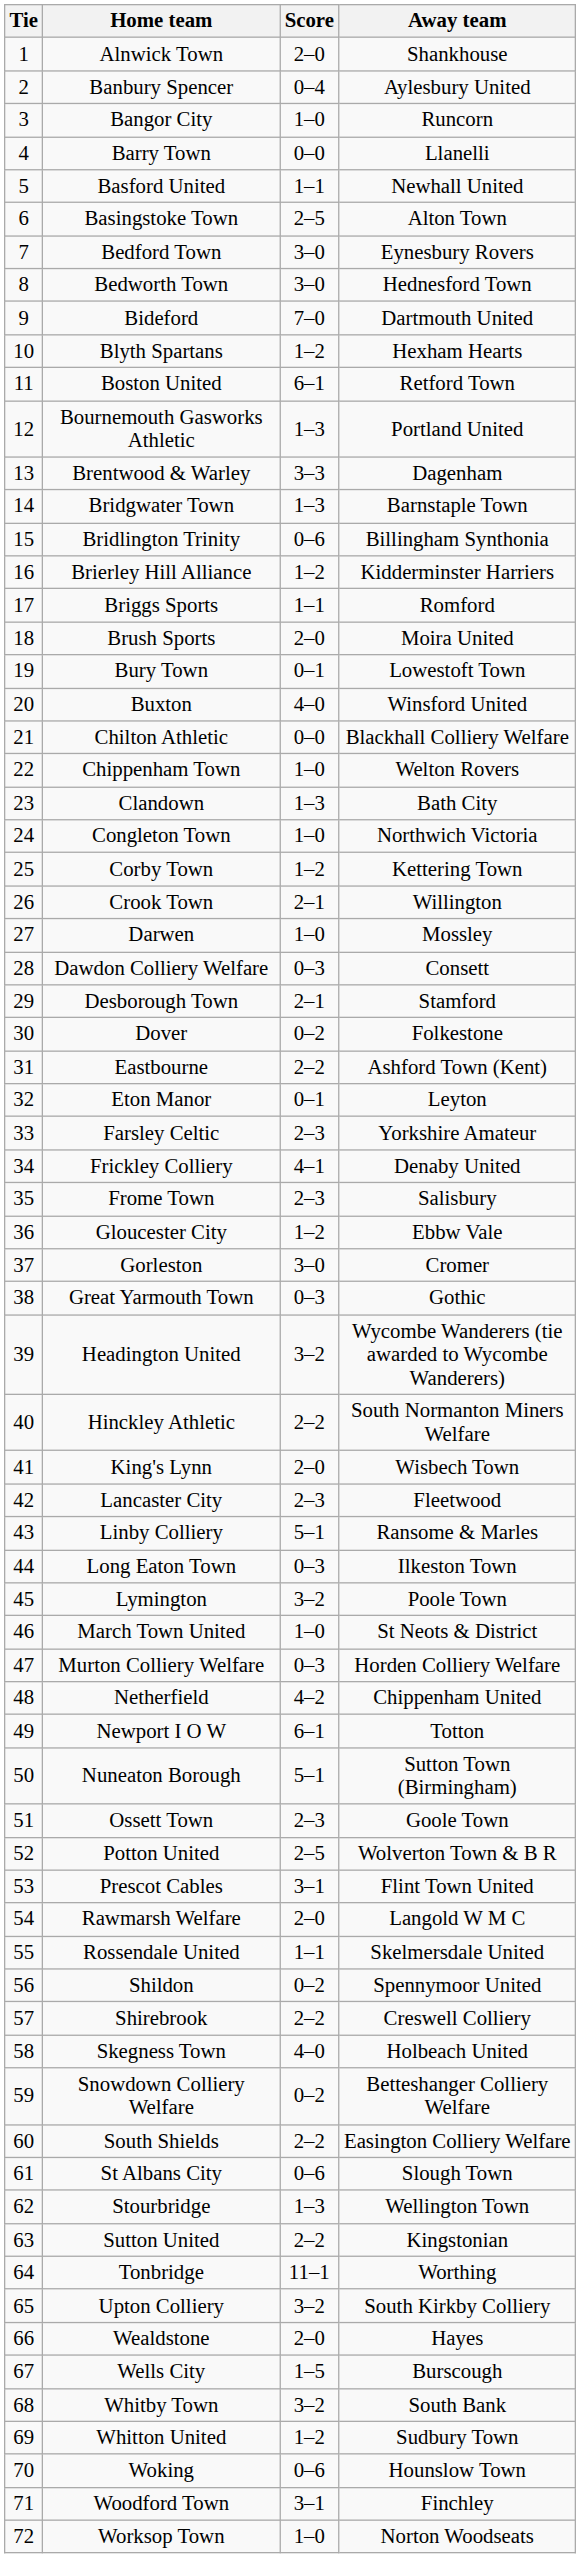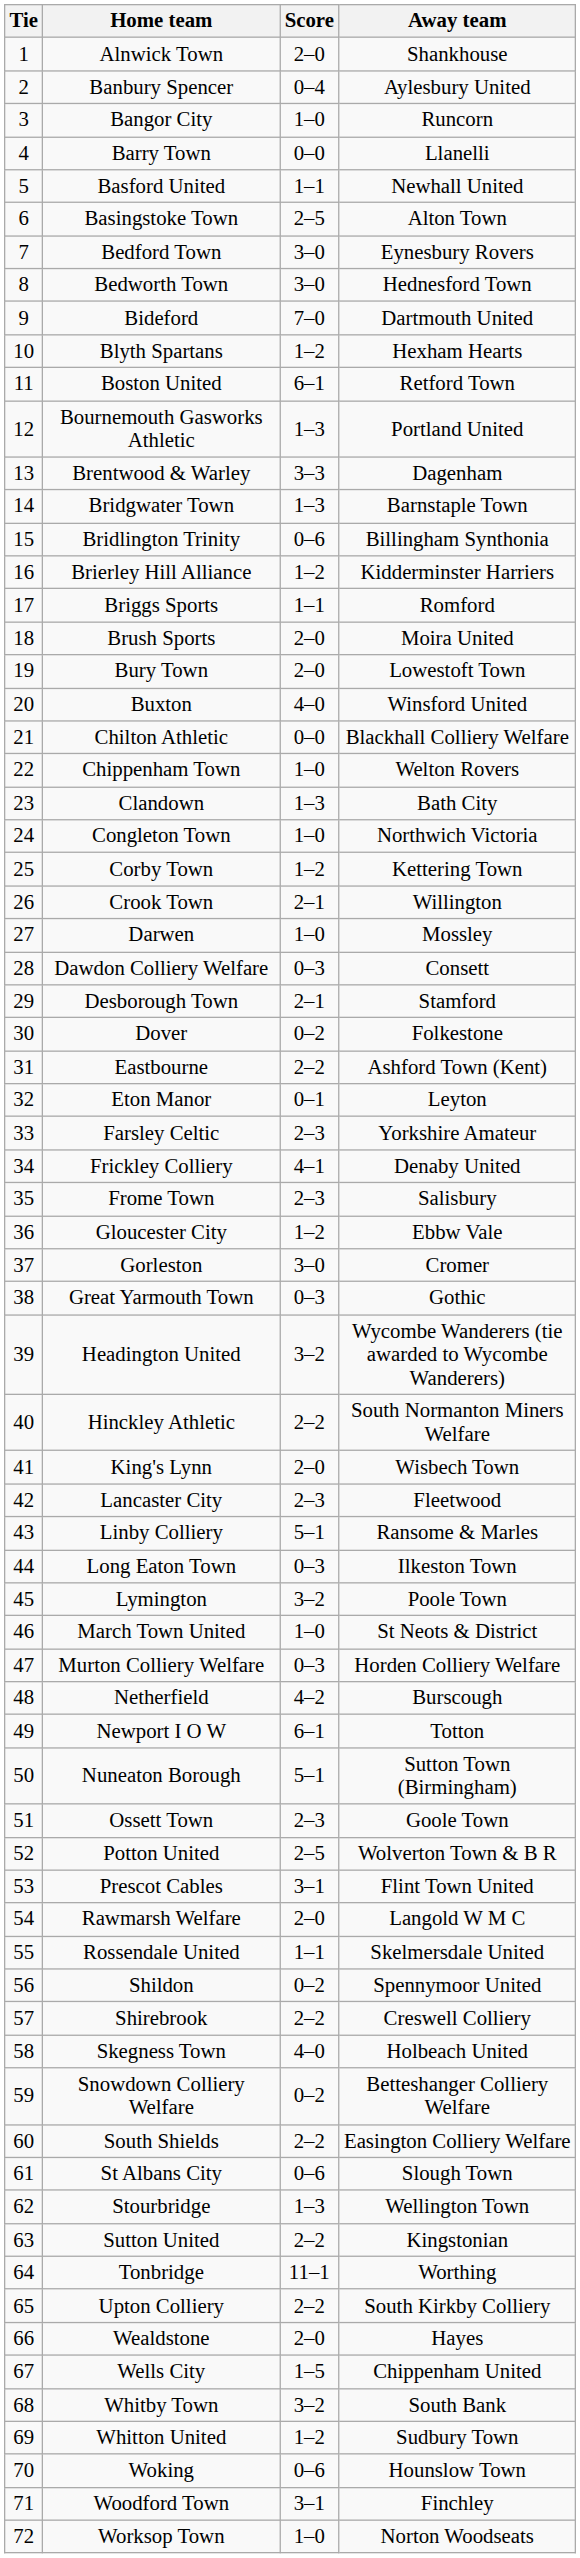(309, 671) 0–1 -> (309, 671) 2–0
(457, 1697) Chippenham United -> (457, 1697) Burscough
(309, 2305) 3–2 -> (309, 2305) 2–2
(457, 2371) Burscough -> (457, 2371) Chippenham United
